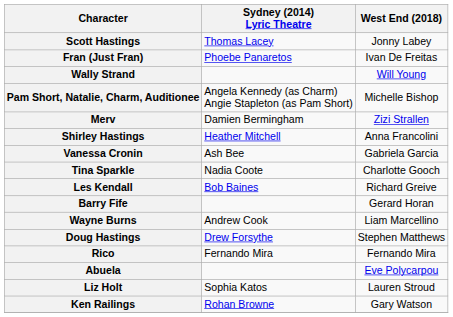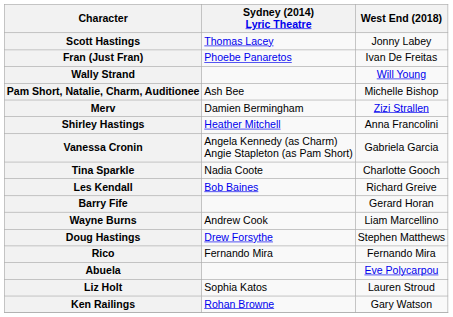(279, 97) Angela Kennedy (as Charm) Angie Stapleton (as Pam Short) -> (224, 91) Ash Bee
(224, 153) Ash Bee -> (279, 147) Angela Kennedy (as Charm) Angie Stapleton (as Pam Short)
